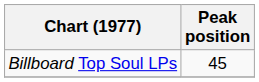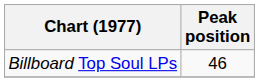(218, 63) 45 -> (218, 63) 46
